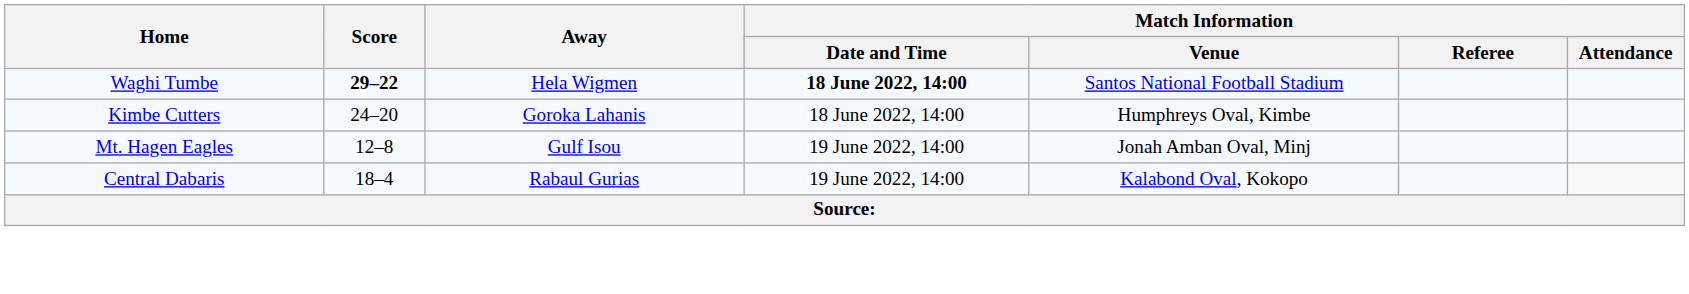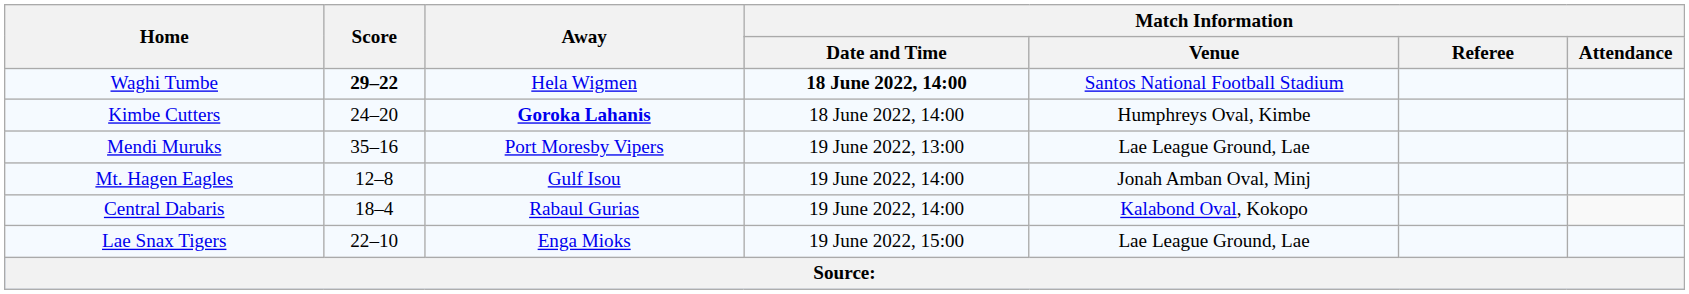(584, 115) normal -> (584, 115) bold
+ row: (164, 147)
+ row: (164, 241)
